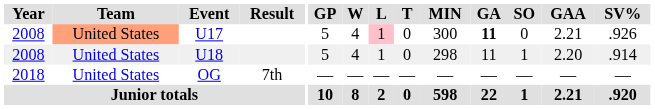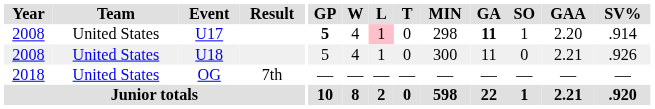(116, 34) lightsalmon background -> (116, 34) no background
(325, 34) normal -> (325, 34) bold
(445, 34) 300 -> (445, 34) 298
(524, 34) 0 -> (524, 34) 1
(568, 34) 2.21 -> (568, 34) 2.20
(623, 34) .926 -> (623, 34) .914
(445, 54) 298 -> (445, 54) 300
(524, 54) 1 -> (524, 54) 0
(568, 54) 2.20 -> (568, 54) 2.21
(623, 54) .914 -> (623, 54) .926
